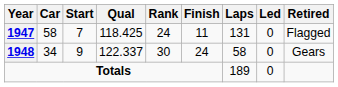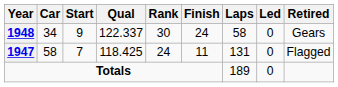rows swapped: (21, 33) <-> (21, 52)
